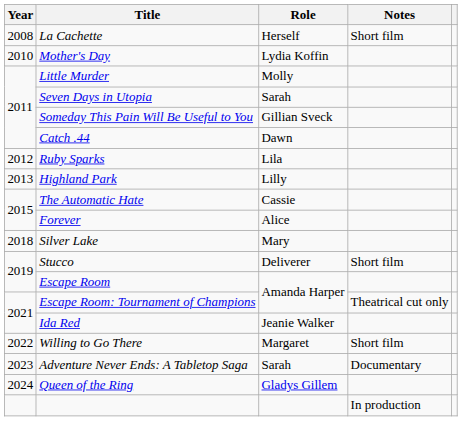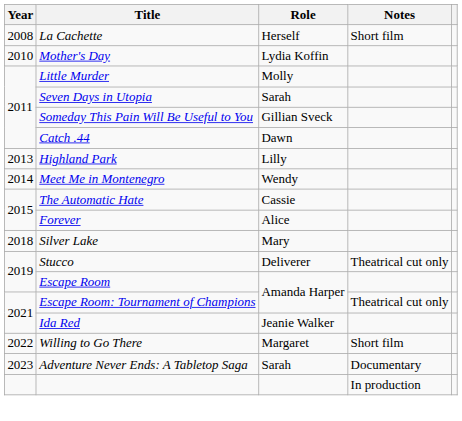- row: (72, 158)
+ row: (102, 179)
(377, 261) Short film -> (400, 261) Theatrical cut only
- row: (86, 384)
